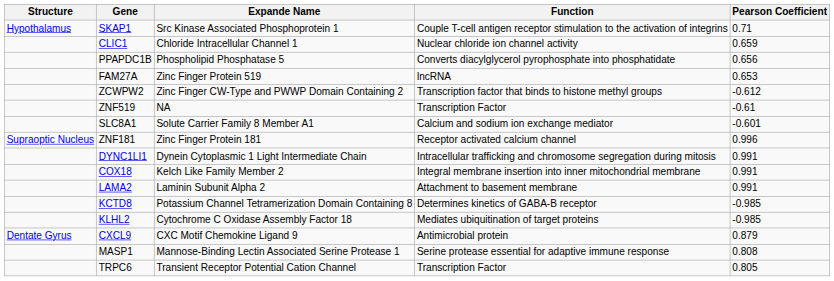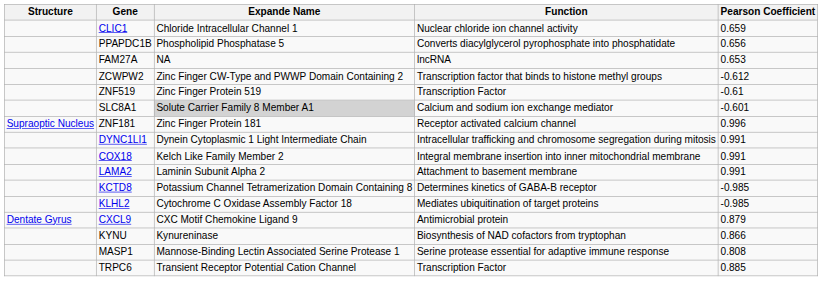- row: (115, 28)
(209, 76) Zinc Finger Protein 519 -> (163, 60) NA
(163, 108) NA -> (209, 92) Zinc Finger Protein 519
(235, 124) no background -> (235, 108) lightgrey background
+ row: (113, 236)
(745, 268) 0.805 -> (733, 268) 0.885
